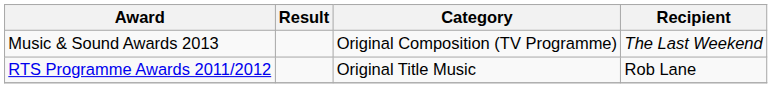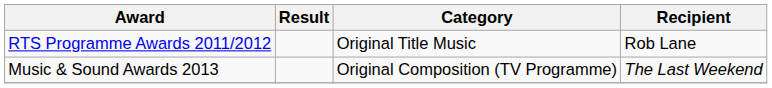rows swapped: (140, 69) <-> (114, 43)
